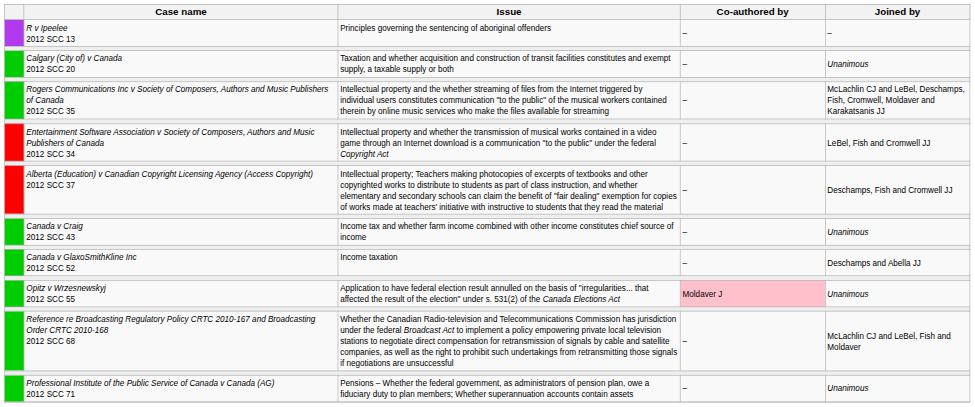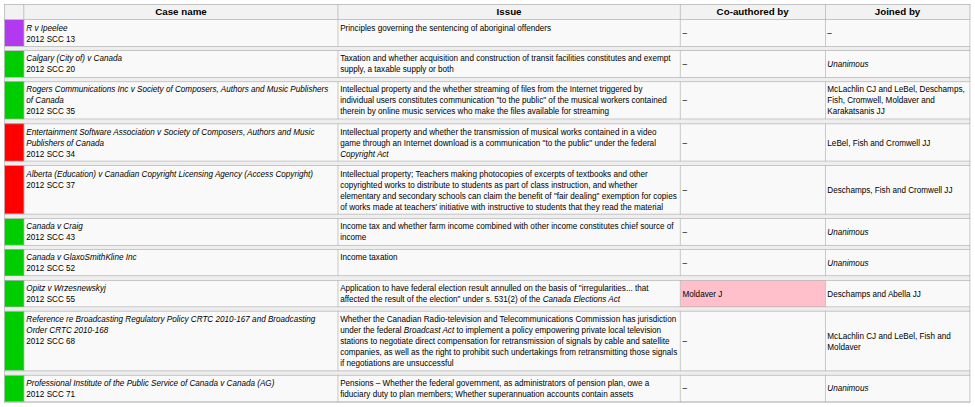(874, 263) Deschamps and Abella JJ -> (848, 263) Unanimous
(848, 294) Unanimous -> (874, 294) Deschamps and Abella JJ
